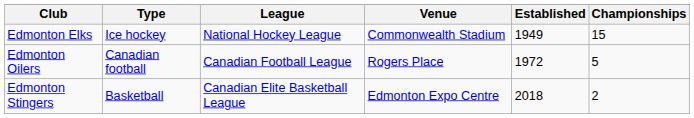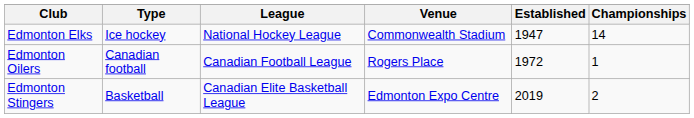(529, 34) 1949 -> (529, 34) 1947
(599, 34) 15 -> (599, 34) 14
(595, 61) 5 -> (595, 61) 1
(529, 95) 2018 -> (529, 95) 2019
